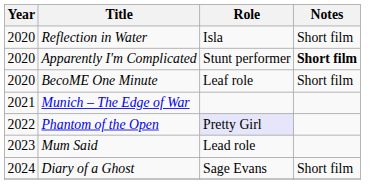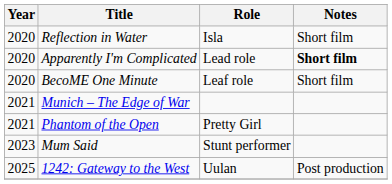(247, 59) Stunt performer -> (229, 59) Lead role
(21, 124) 2022 -> (21, 124) 2021
(232, 124) lavender background -> (232, 124) no background
(229, 146) Lead role -> (247, 146) Stunt performer
- row: (88, 168)
+ row: (115, 168)
